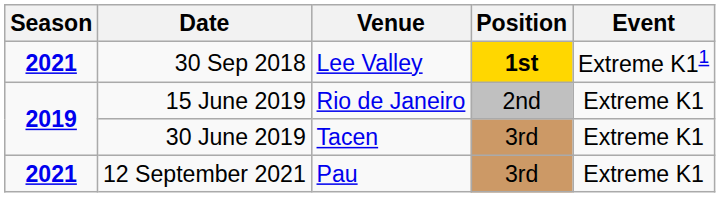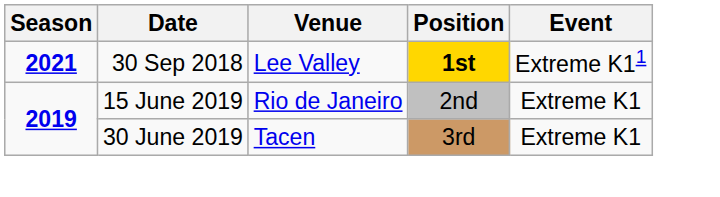- row: (204, 174)
